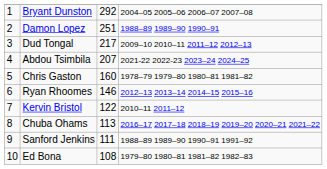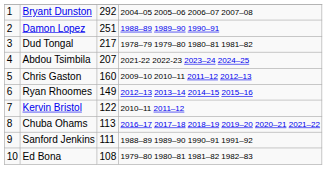(186, 44) 2009–10 2010–11 2011–12 2012–13 -> (187, 44) 1978–79 1979–80 1980–81 1981–82
(187, 76) 1978–79 1979–80 1980–81 1981–82 -> (186, 76) 2009–10 2010–11 2011–12 2012–13
(108, 92) 146 -> (108, 92) 149
